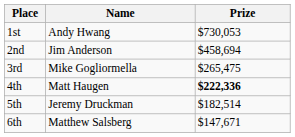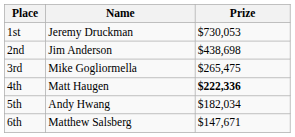(79, 31) Andy Hwang -> (91, 31) Jeremy Druckman
(219, 50) $458,694 -> (219, 50) $438,698
(91, 104) Jeremy Druckman -> (79, 104) Andy Hwang
(219, 104) $182,514 -> (219, 104) $182,034
